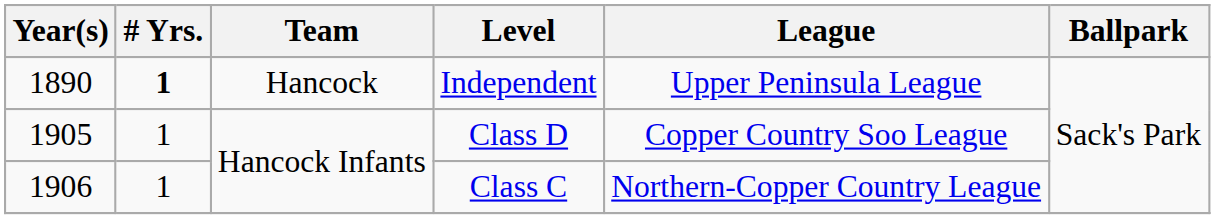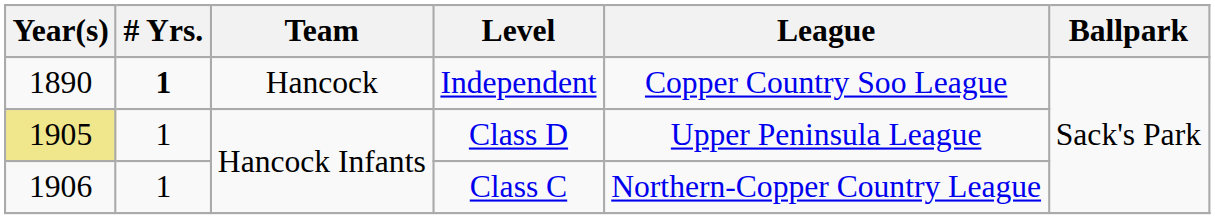(826, 82) Upper Peninsula League -> (826, 82) Copper Country Soo League
(61, 135) no background -> (61, 135) khaki background
(826, 135) Copper Country Soo League -> (826, 135) Upper Peninsula League
